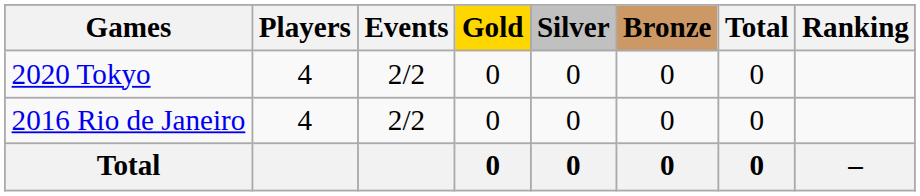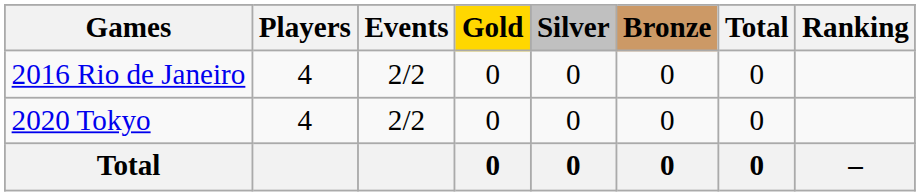rows swapped: (128, 119) <-> (81, 73)
